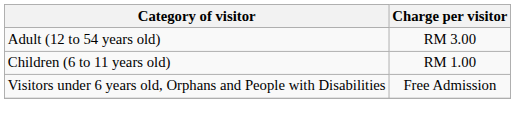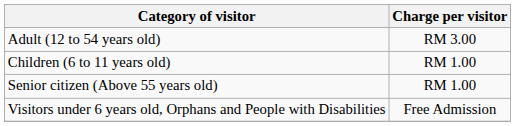+ row: (113, 86)
